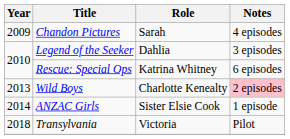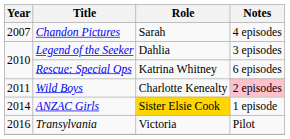(19, 32) 2009 -> (19, 32) 2007
(19, 87) 2013 -> (19, 87) 2011
(179, 106) no background -> (179, 106) gold background
(19, 124) 2018 -> (19, 124) 2016
